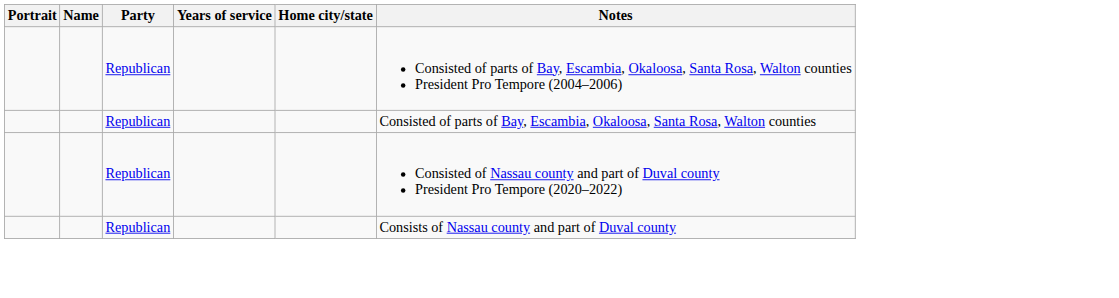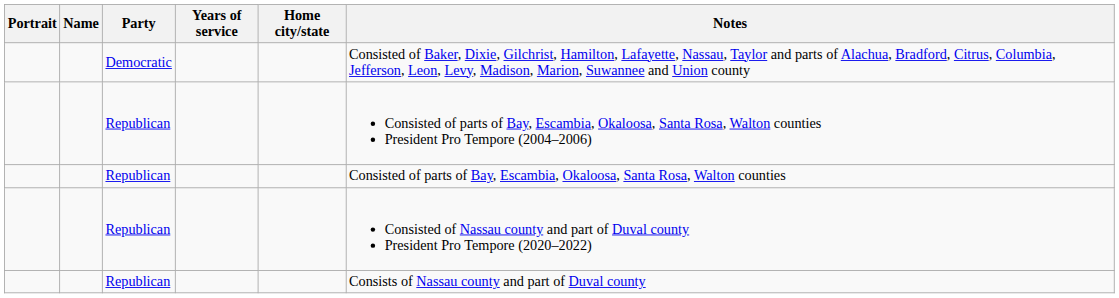+ row: (32, 62)
